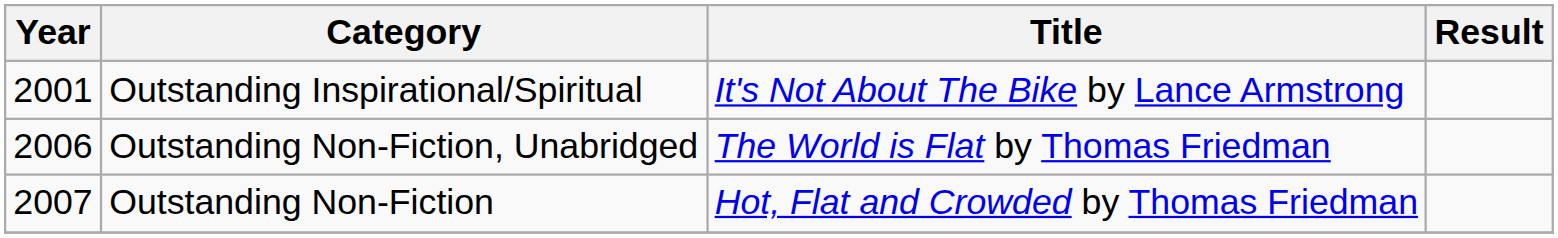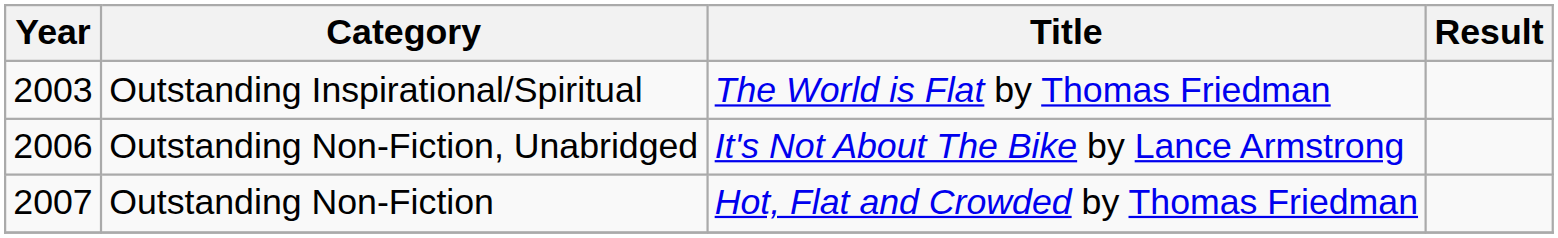(53, 89) 2001 -> (53, 89) 2003
(1060, 89) It's Not About The Bike by Lance Armstrong -> (1023, 89) The World is Flat by Thomas Friedman
(1023, 145) The World is Flat by Thomas Friedman -> (1060, 145) It's Not About The Bike by Lance Armstrong
